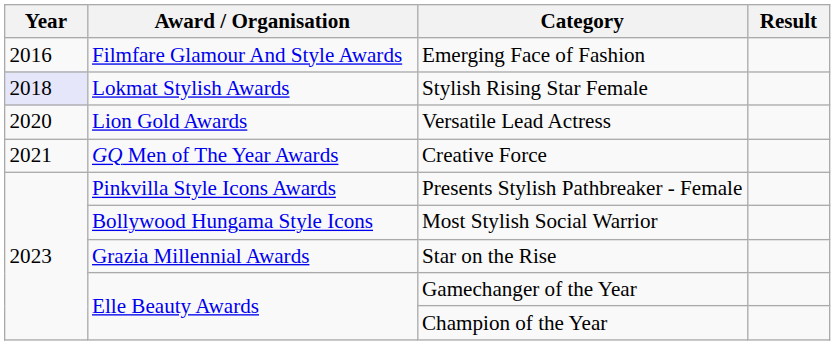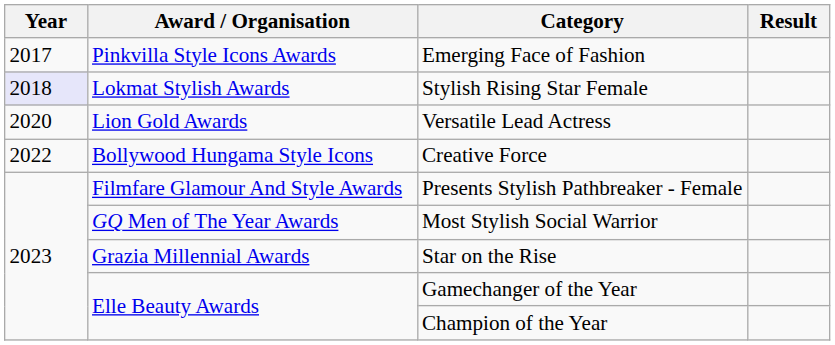(31, 54) 2016 -> (31, 54) 2017
(247, 54) Filmfare Glamour And Style Awards -> (214, 54) Pinkvilla Style Icons Awards
(31, 155) 2021 -> (31, 155) 2022
(215, 155) GQ Men of The Year Awards -> (233, 155) Bollywood Hungama Style Icons
(214, 188) Pinkvilla Style Icons Awards -> (247, 188) Filmfare Glamour And Style Awards
(233, 222) Bollywood Hungama Style Icons -> (215, 222) GQ Men of The Year Awards
